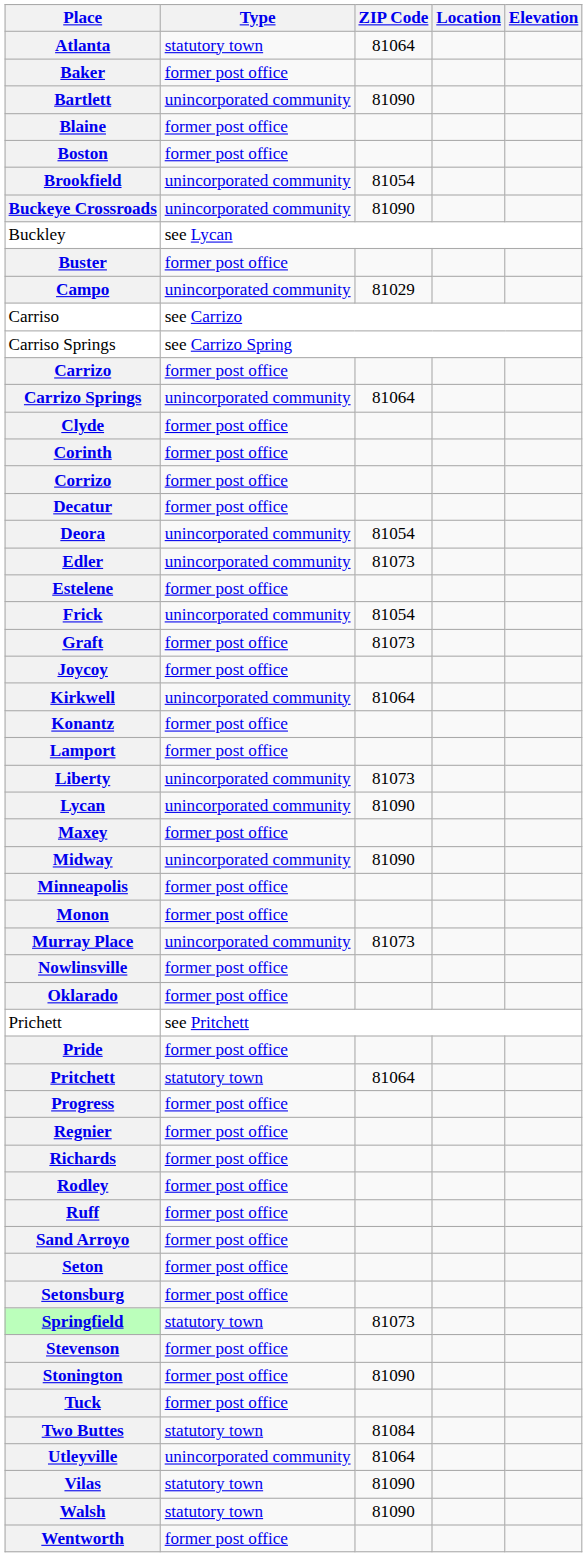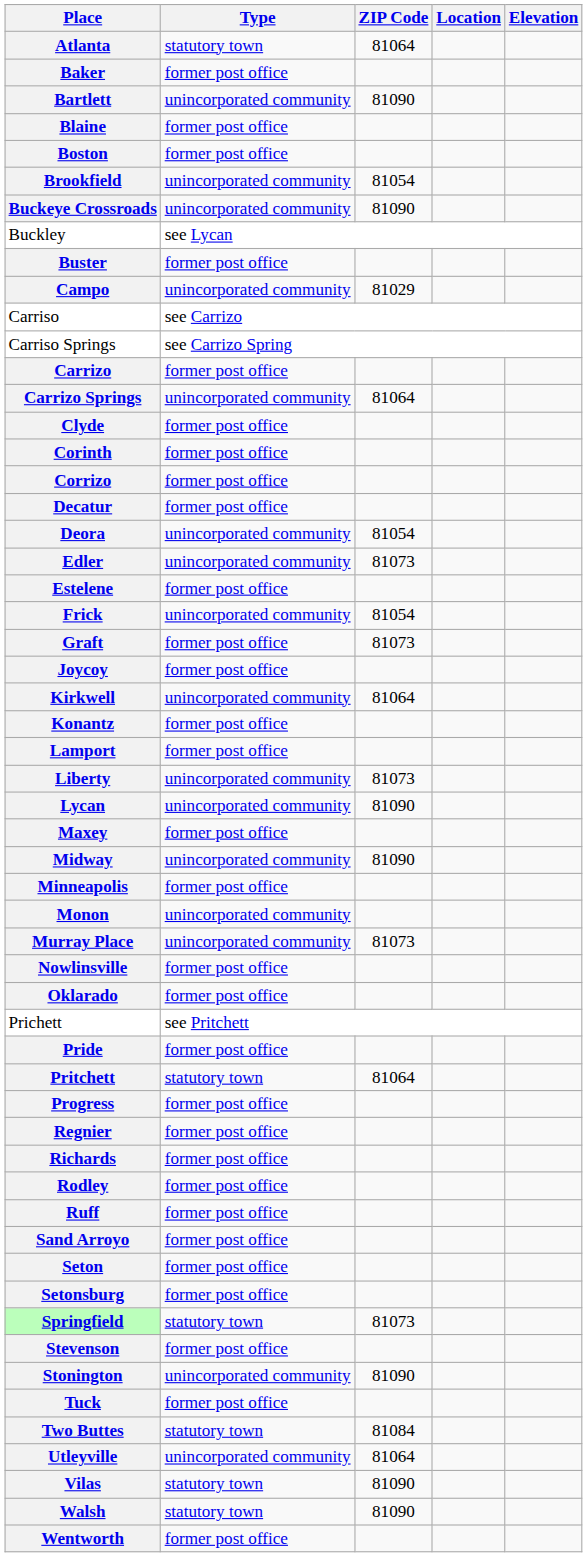(226, 914) former post office -> (258, 914) unincorporated community
(226, 1375) former post office -> (258, 1375) unincorporated community
